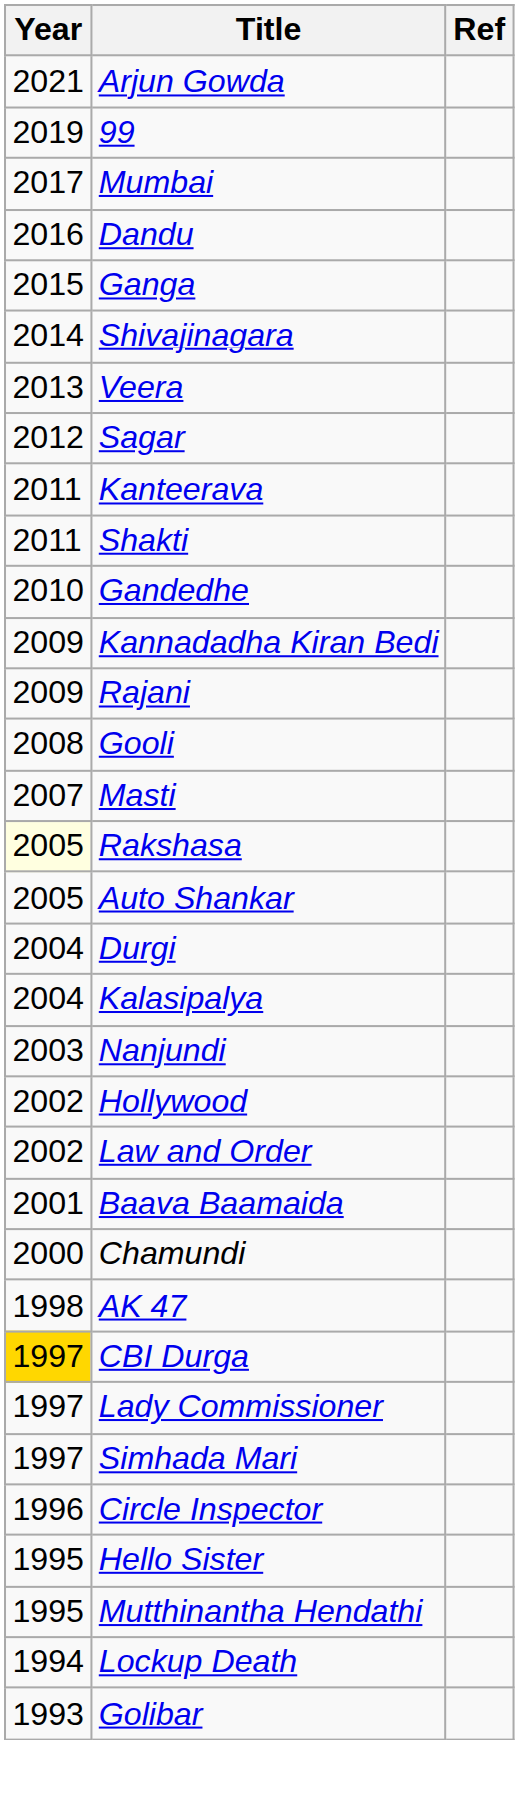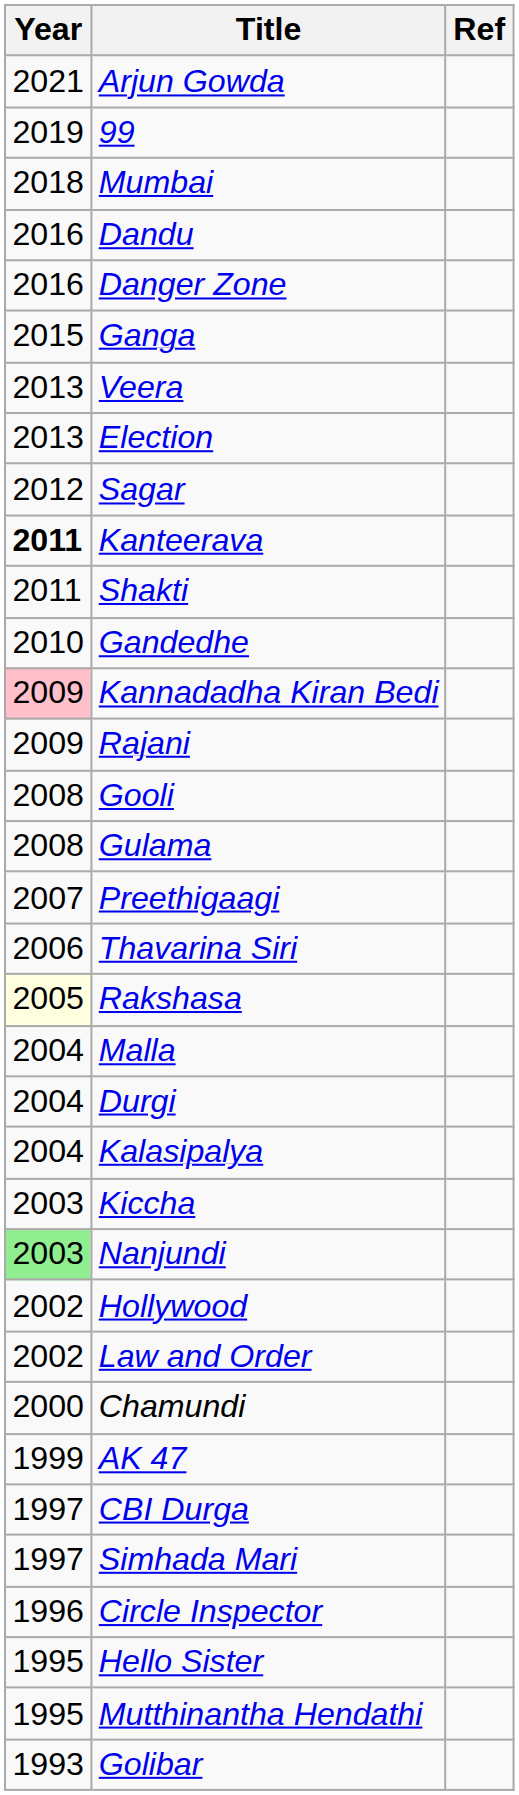(48, 183) 2017 -> (48, 183) 2018
+ row: (193, 285)
- row: (196, 336)
+ row: (156, 438)
(47, 489) normal -> (47, 540) bold
(48, 642) no background -> (48, 693) pink background
+ row: (155, 846)
- row: (137, 795)
+ row: (189, 897)
+ row: (198, 948)
- row: (196, 897)
+ row: (137, 1050)
+ row: (147, 1203)
(48, 1050) no background -> (48, 1254) lightgreen background
- row: (221, 1203)
(48, 1305) 1998 -> (48, 1458) 1999
(48, 1356) gold background -> (48, 1509) no background
- row: (241, 1407)
- row: (198, 1662)
